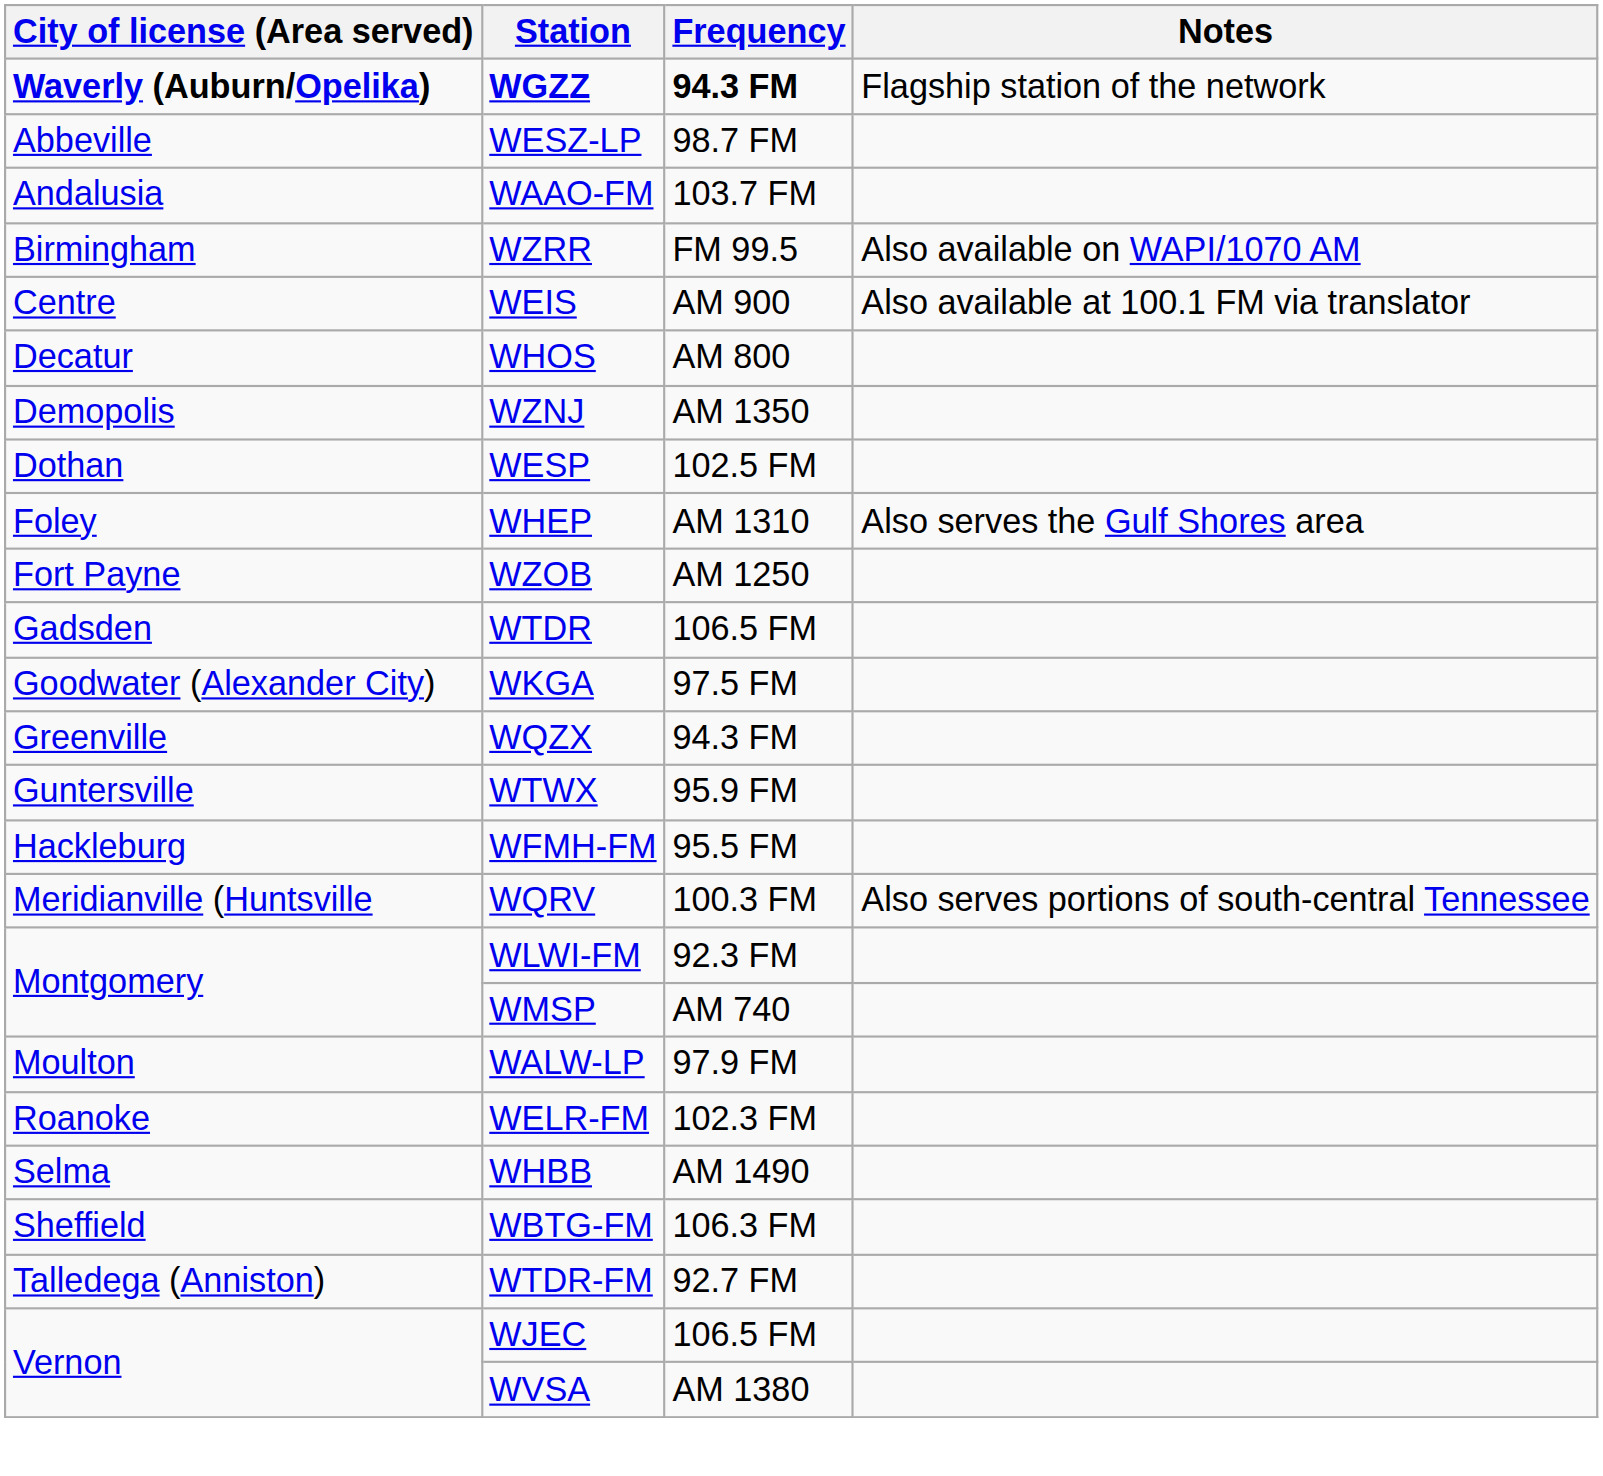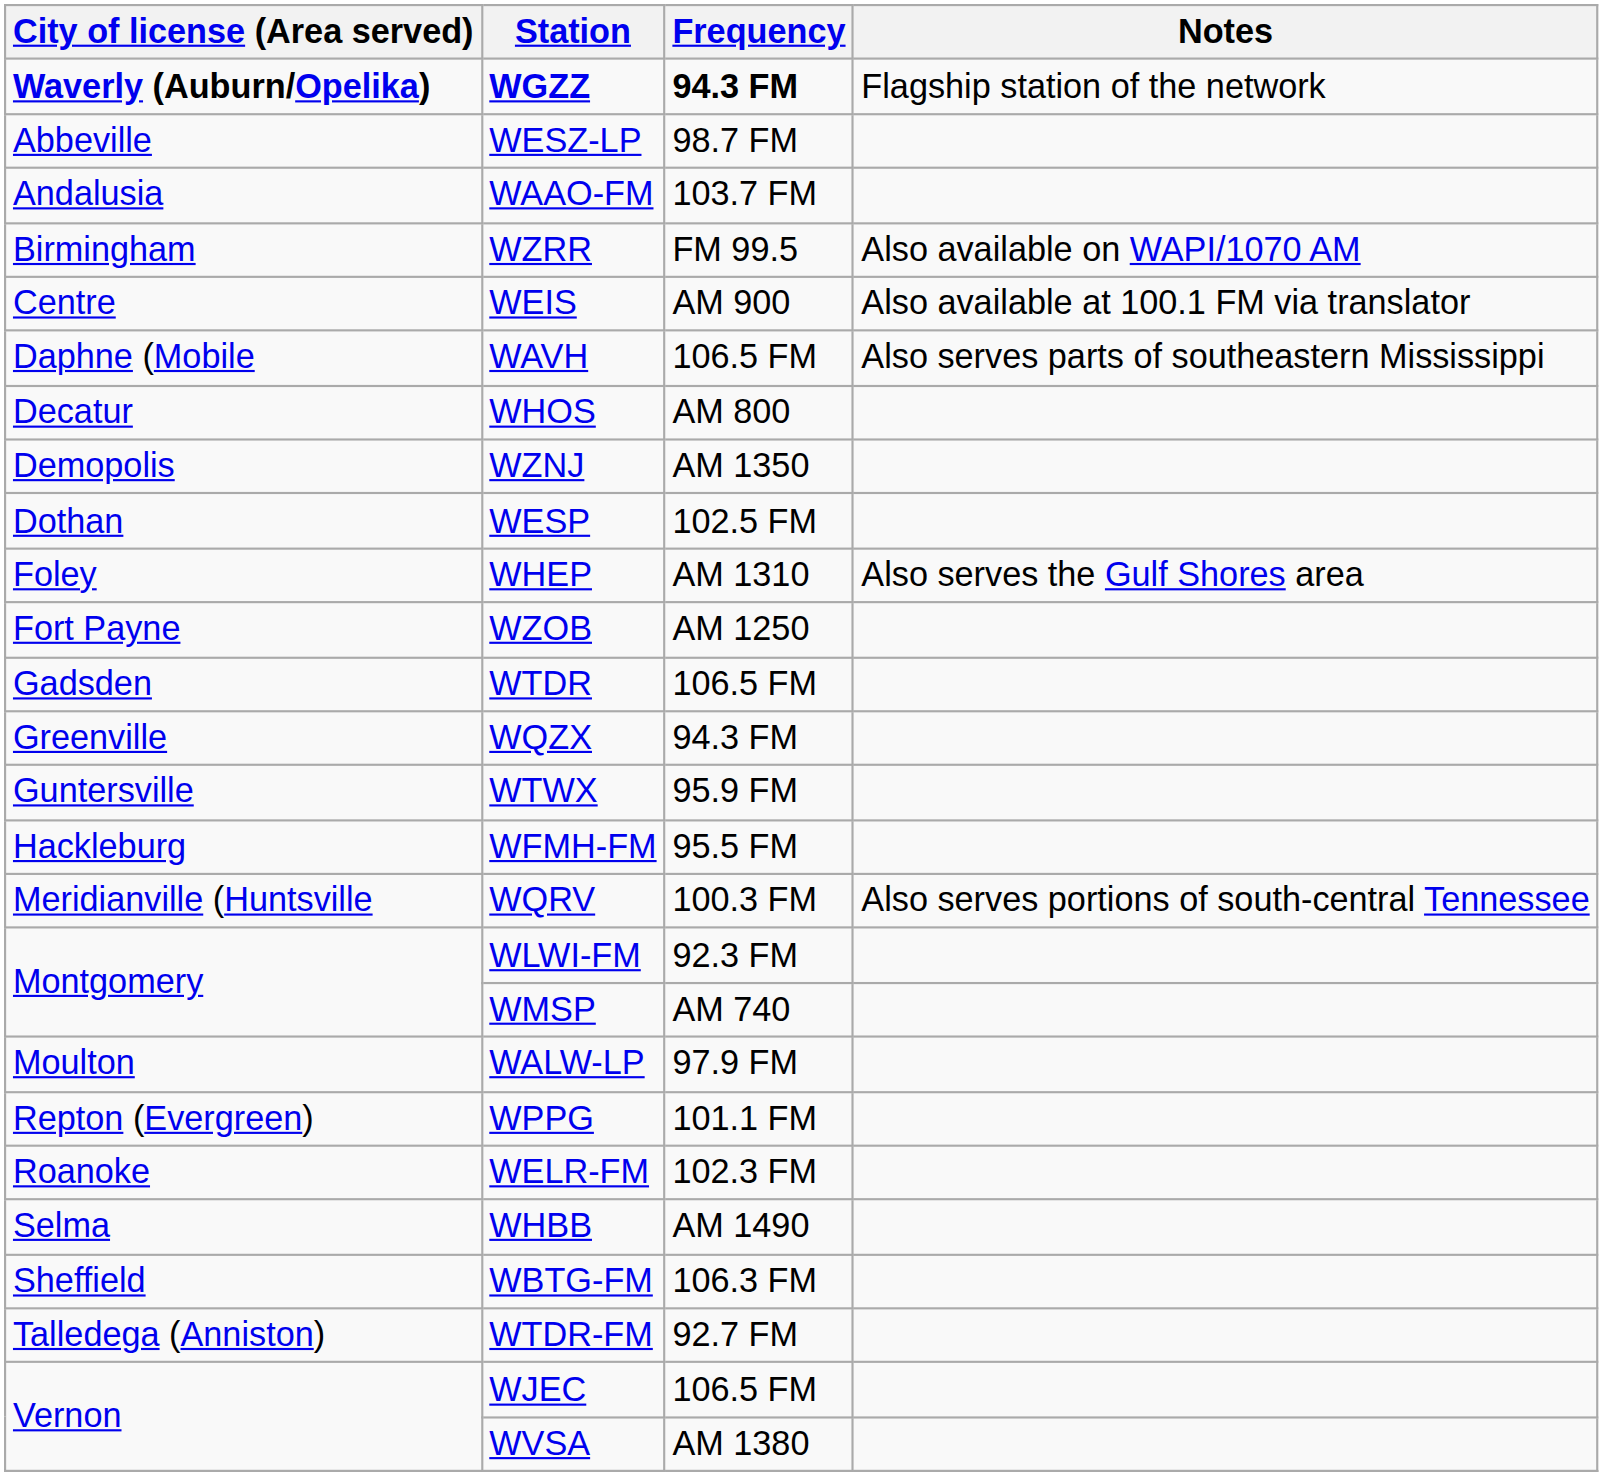+ row: (539, 357)
- row: (542, 683)
+ row: (542, 1117)
